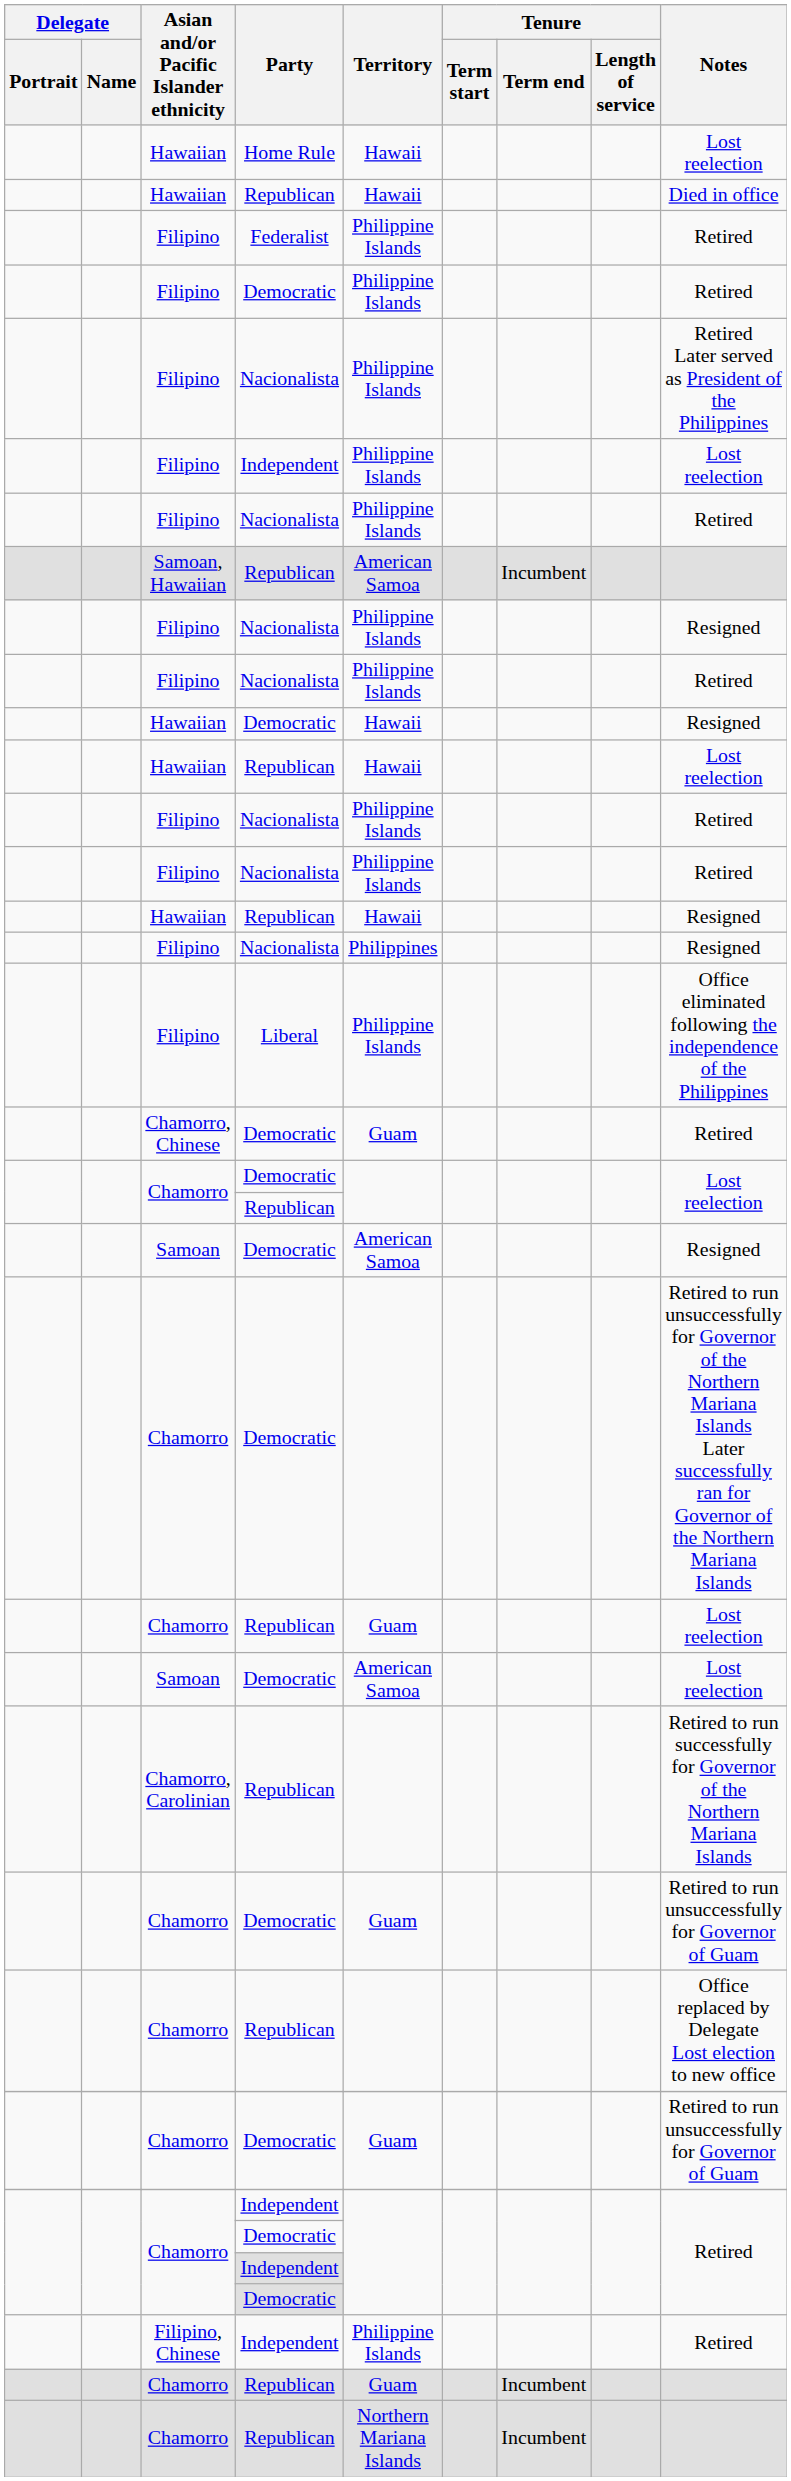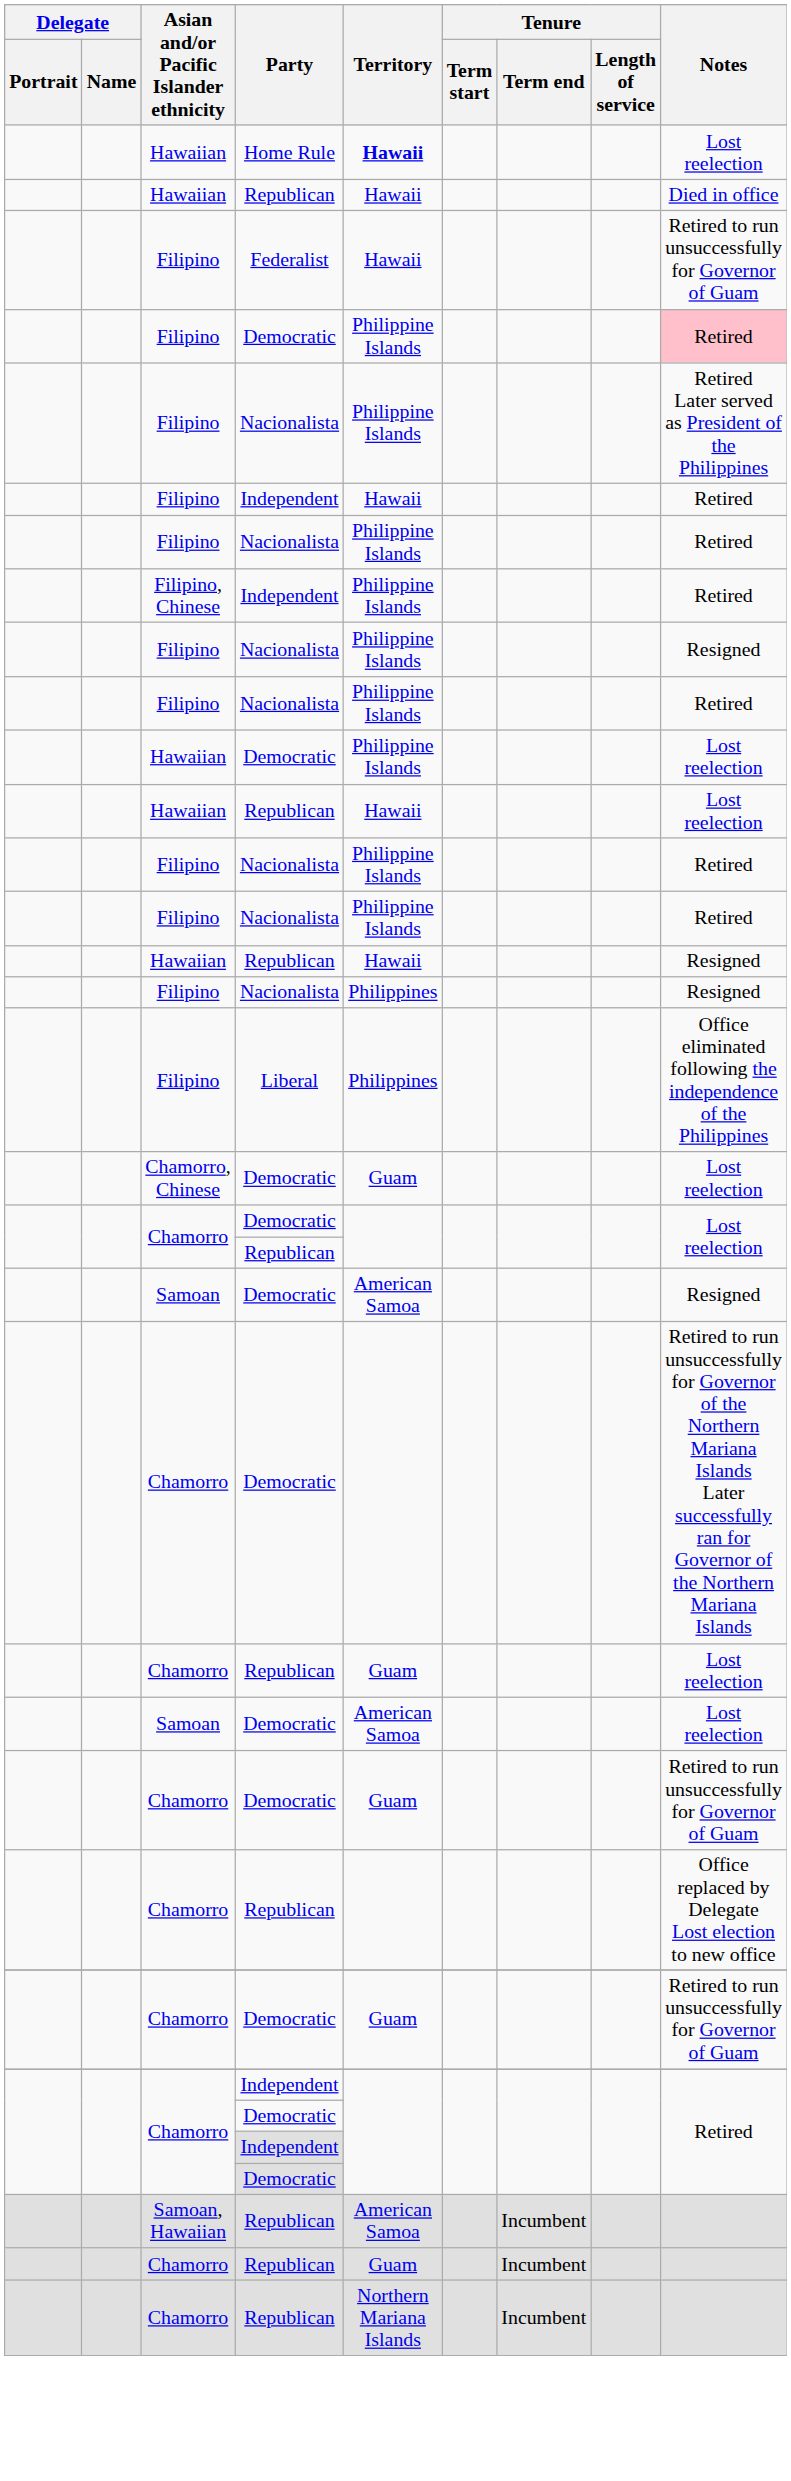(393, 152) normal -> (393, 152) bold
(393, 237) Philippine Islands -> (393, 259) Hawaii
(724, 237) Retired -> (724, 259) Retired to run unsuccessfully for Governor of Guam
(724, 291) no background -> (724, 335) pink background
(393, 465) Philippine Islands -> (393, 499) Hawaii
(724, 465) Lost reelection -> (724, 499) Retired
rows swapped: (188, 2341) <-> (188, 573)
(393, 723) Hawaii -> (393, 756) Philippine Islands
(724, 723) Resigned -> (724, 756) Lost reelection
(393, 1035) Philippine Islands -> (393, 1079) Philippines
(724, 1133) Retired -> (724, 1178) Lost reelection
- row: (188, 1788)
